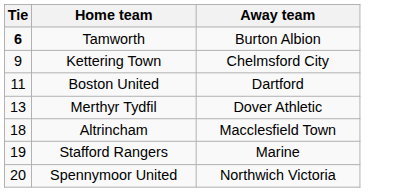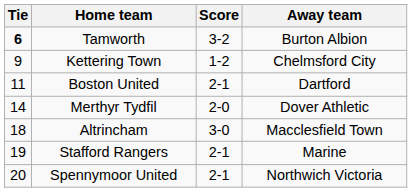+ column: (219, 15)
(18, 107) 13 -> (18, 107) 14
